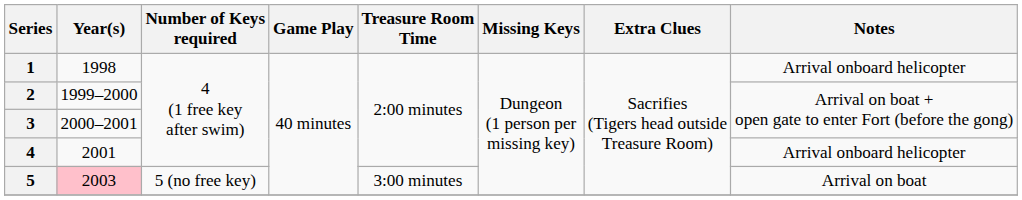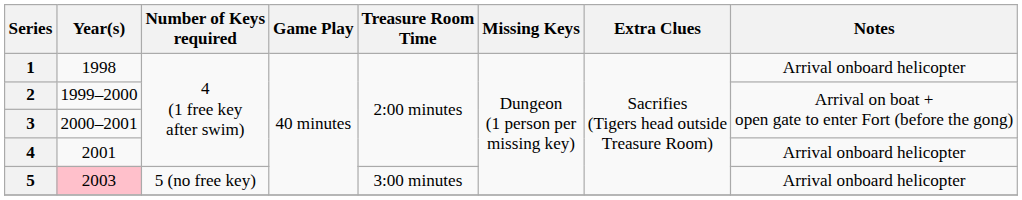(874, 180) Arrival on boat -> (874, 180) Arrival onboard helicopter
